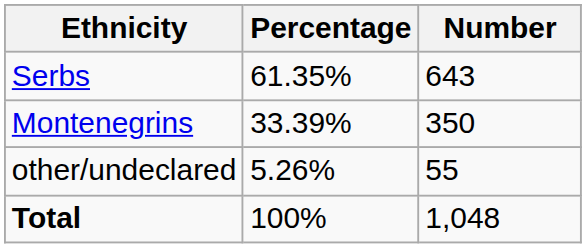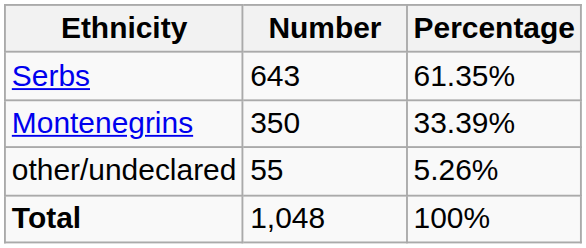columns swapped: (500, 28) <-> (331, 28)
